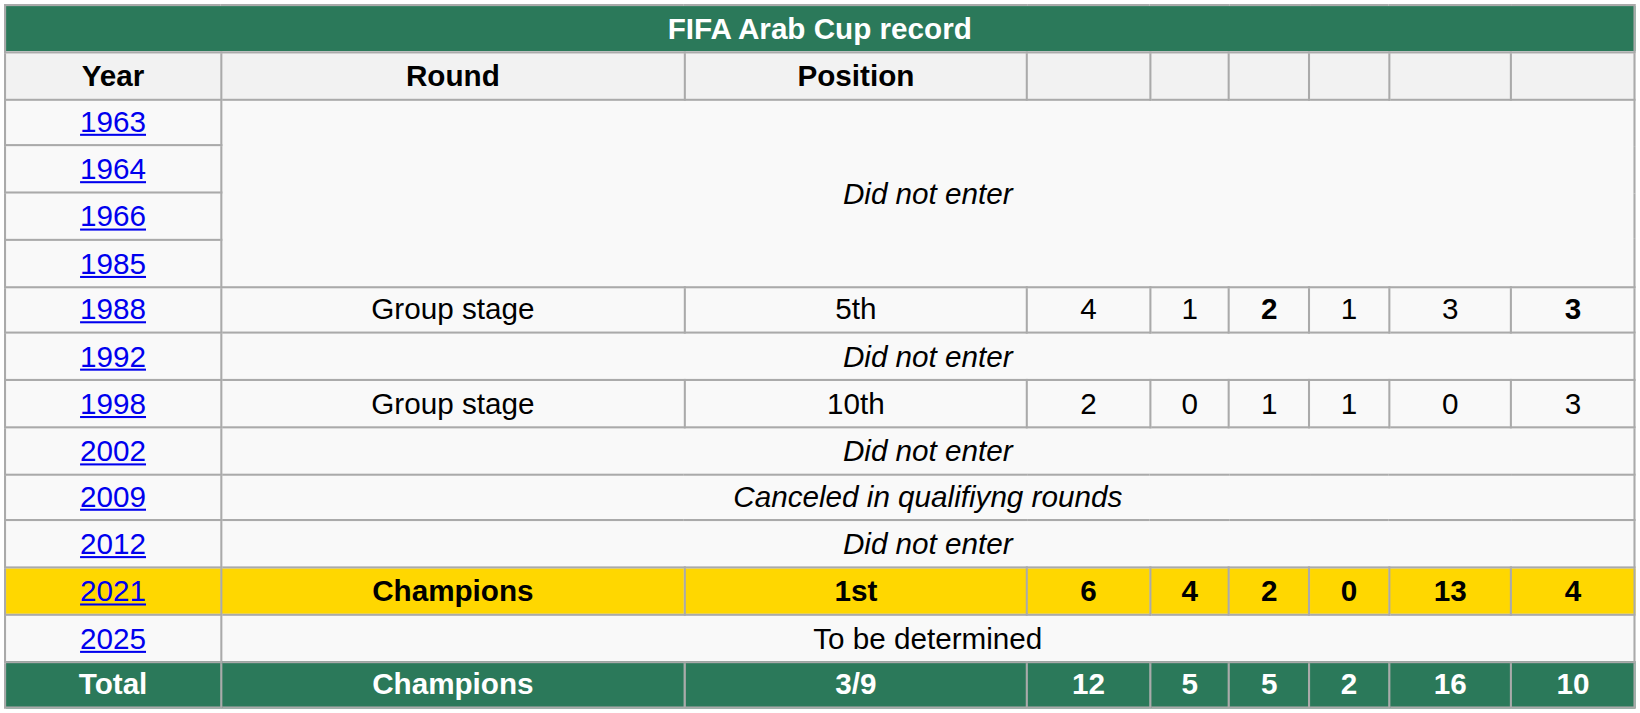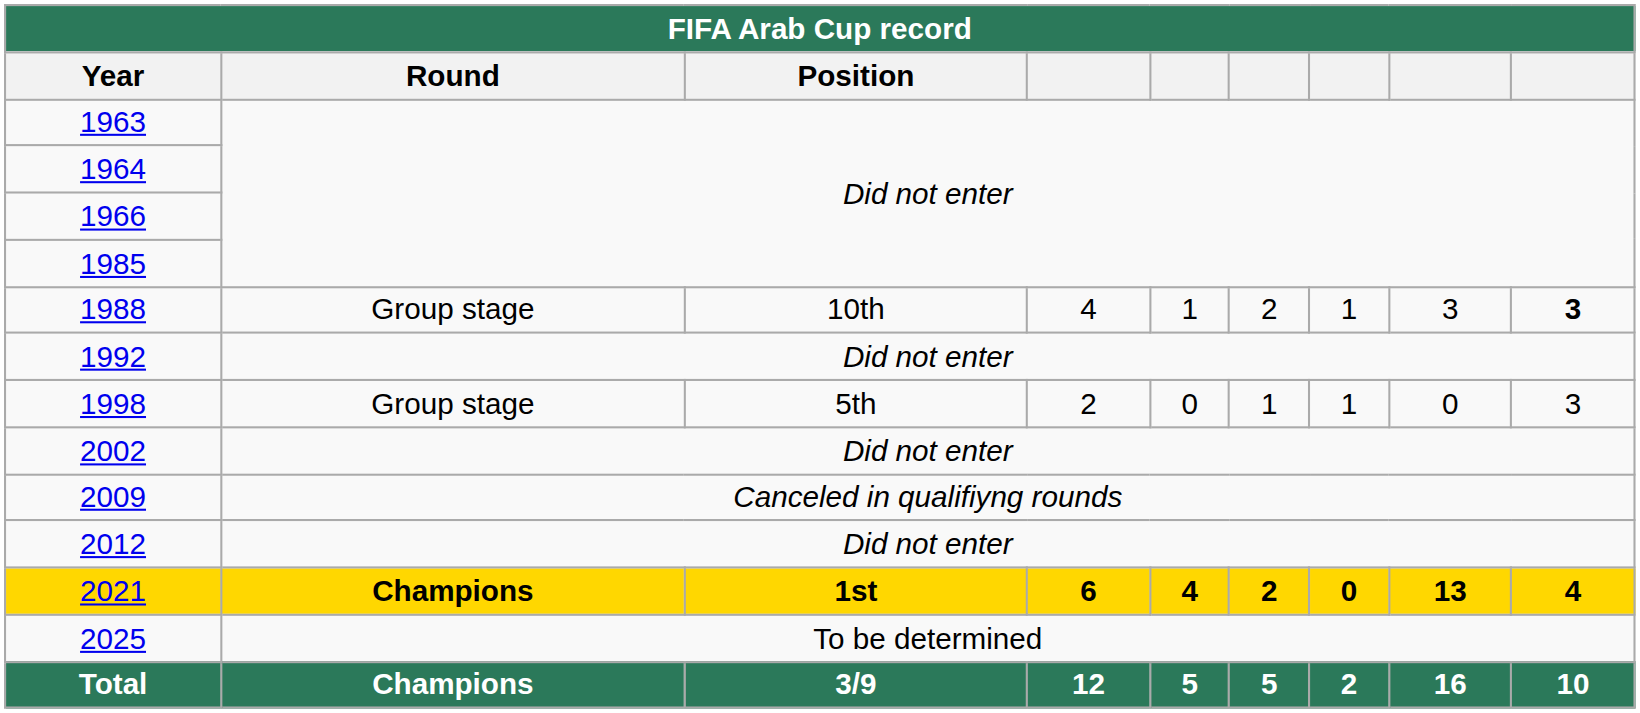(856, 310) 5th -> (856, 310) 10th
(1269, 310) bold -> (1269, 310) normal
(856, 404) 10th -> (856, 404) 5th
